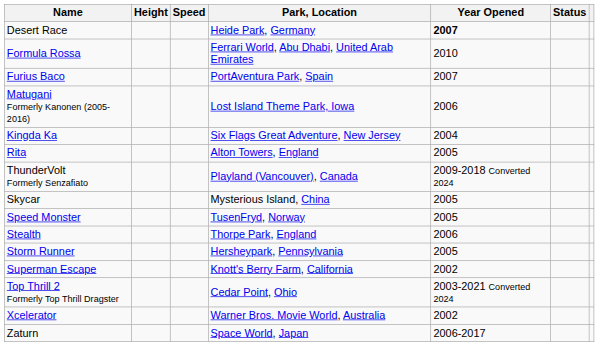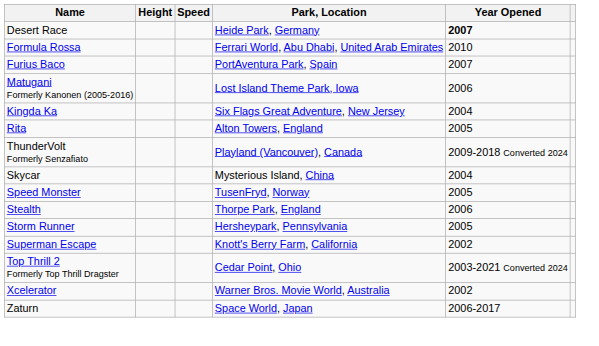- column: (570, 13)
(446, 200) 2005 -> (460, 175) 2004
